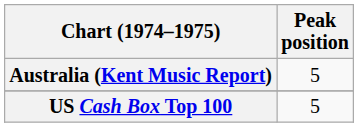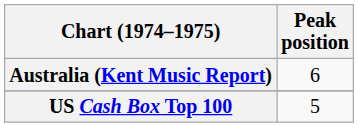(315, 74) 5 -> (315, 74) 6
